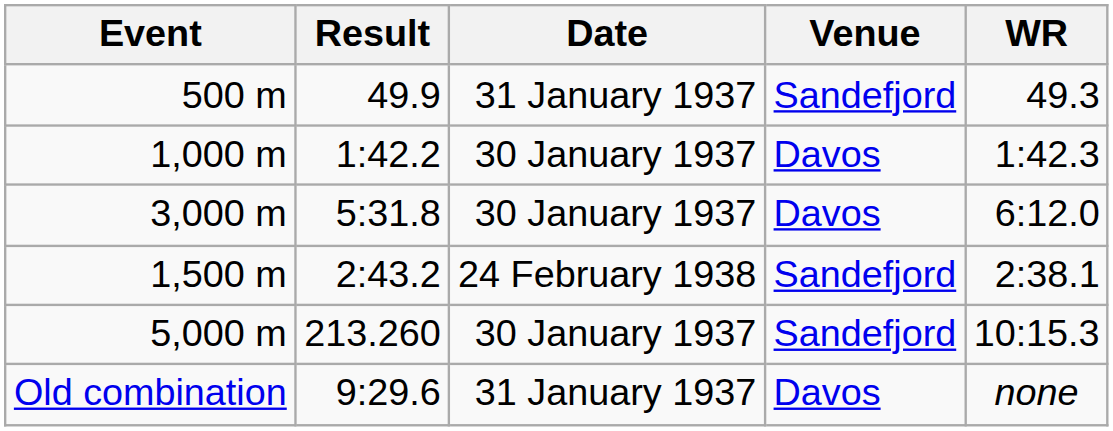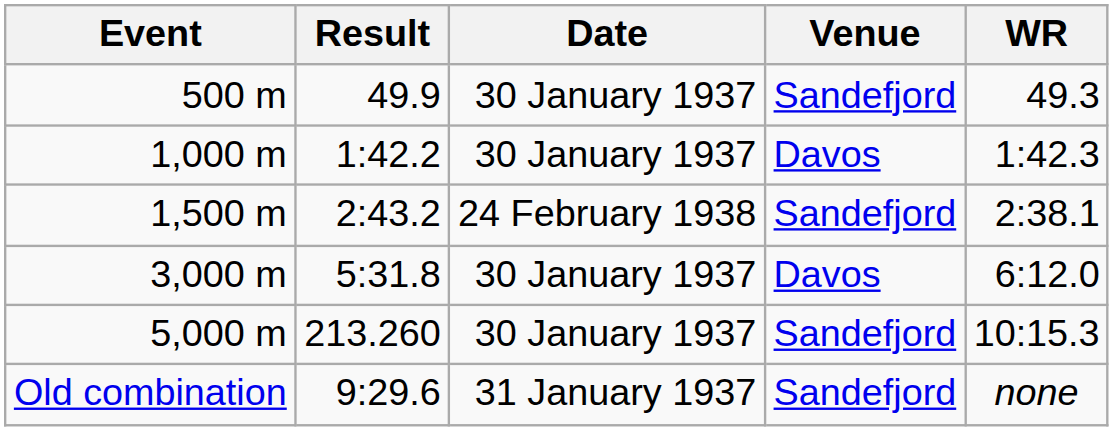(616, 94) 31 January 1937 -> (616, 94) 30 January 1937
rows swapped: (219, 273) <-> (219, 214)
(827, 393) Davos -> (865, 393) Sandefjord
